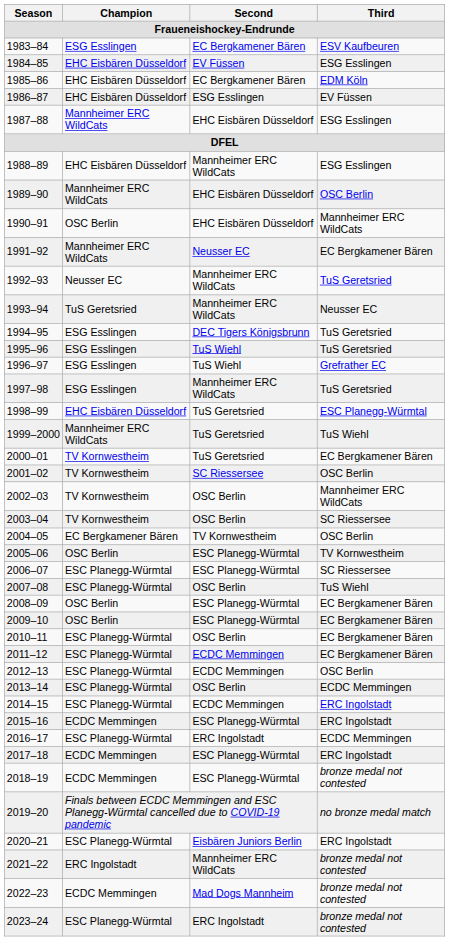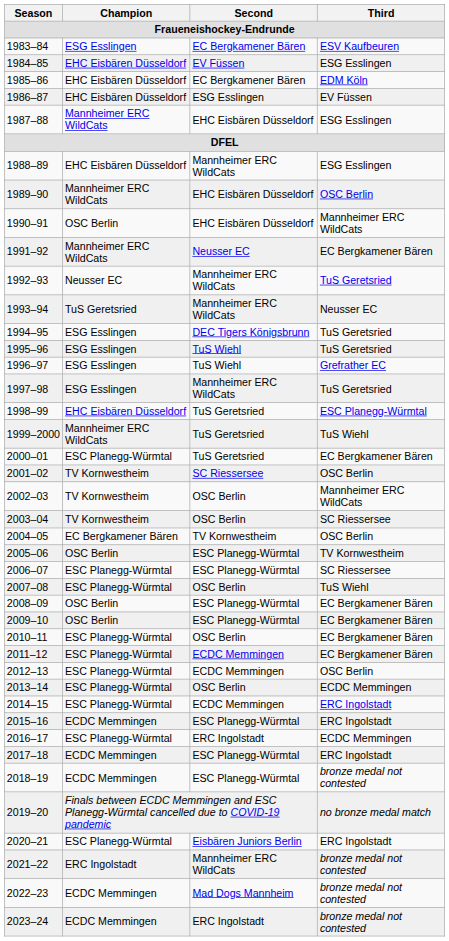(107, 457) TV Kornwestheim -> (118, 457) ESC Planegg-Würmtal
(118, 922) ESC Planegg-Würmtal -> (111, 922) ECDC Memmingen
